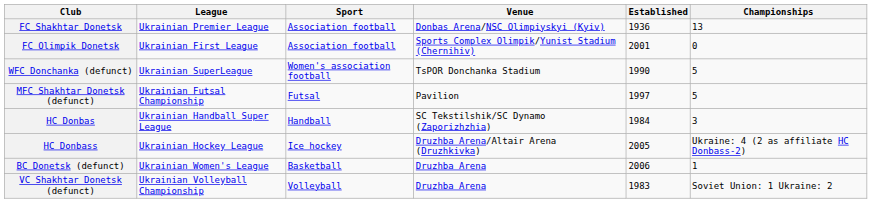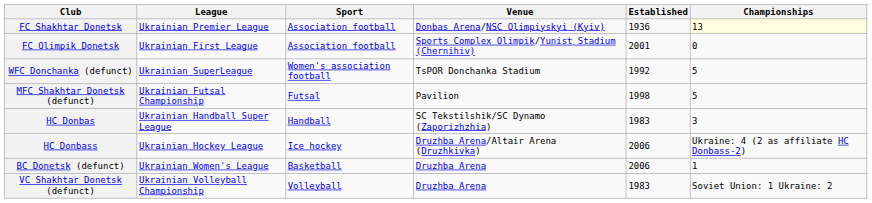(697, 26) no background -> (697, 26) lightyellow background
(639, 71) 1990 -> (639, 71) 1992
(639, 96) 1997 -> (639, 96) 1998
(639, 121) 1984 -> (639, 121) 1983
(639, 146) 2005 -> (639, 146) 2006
